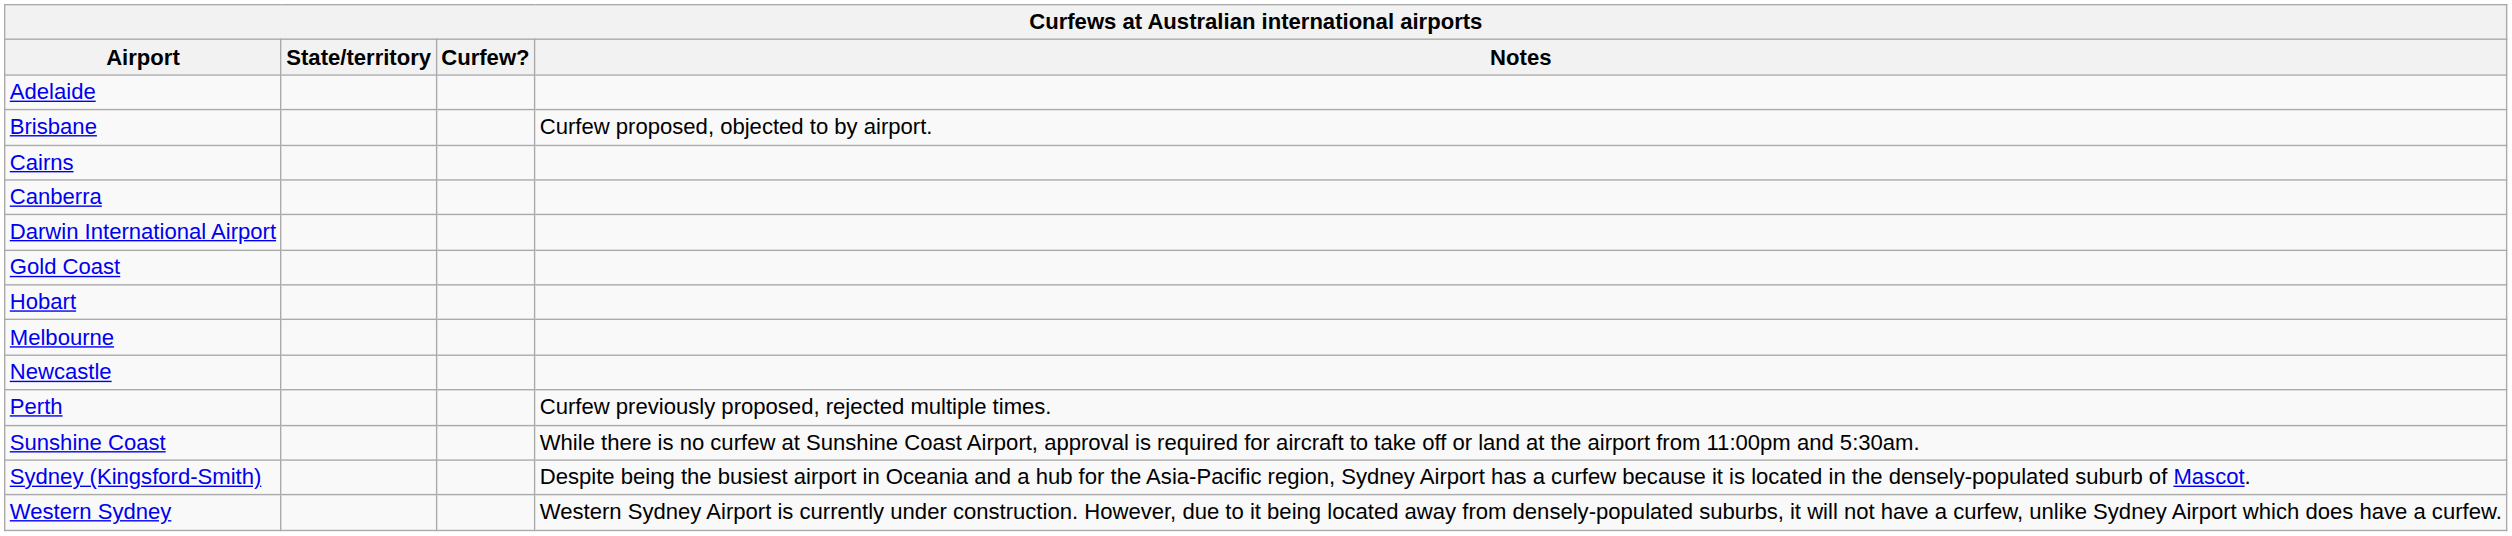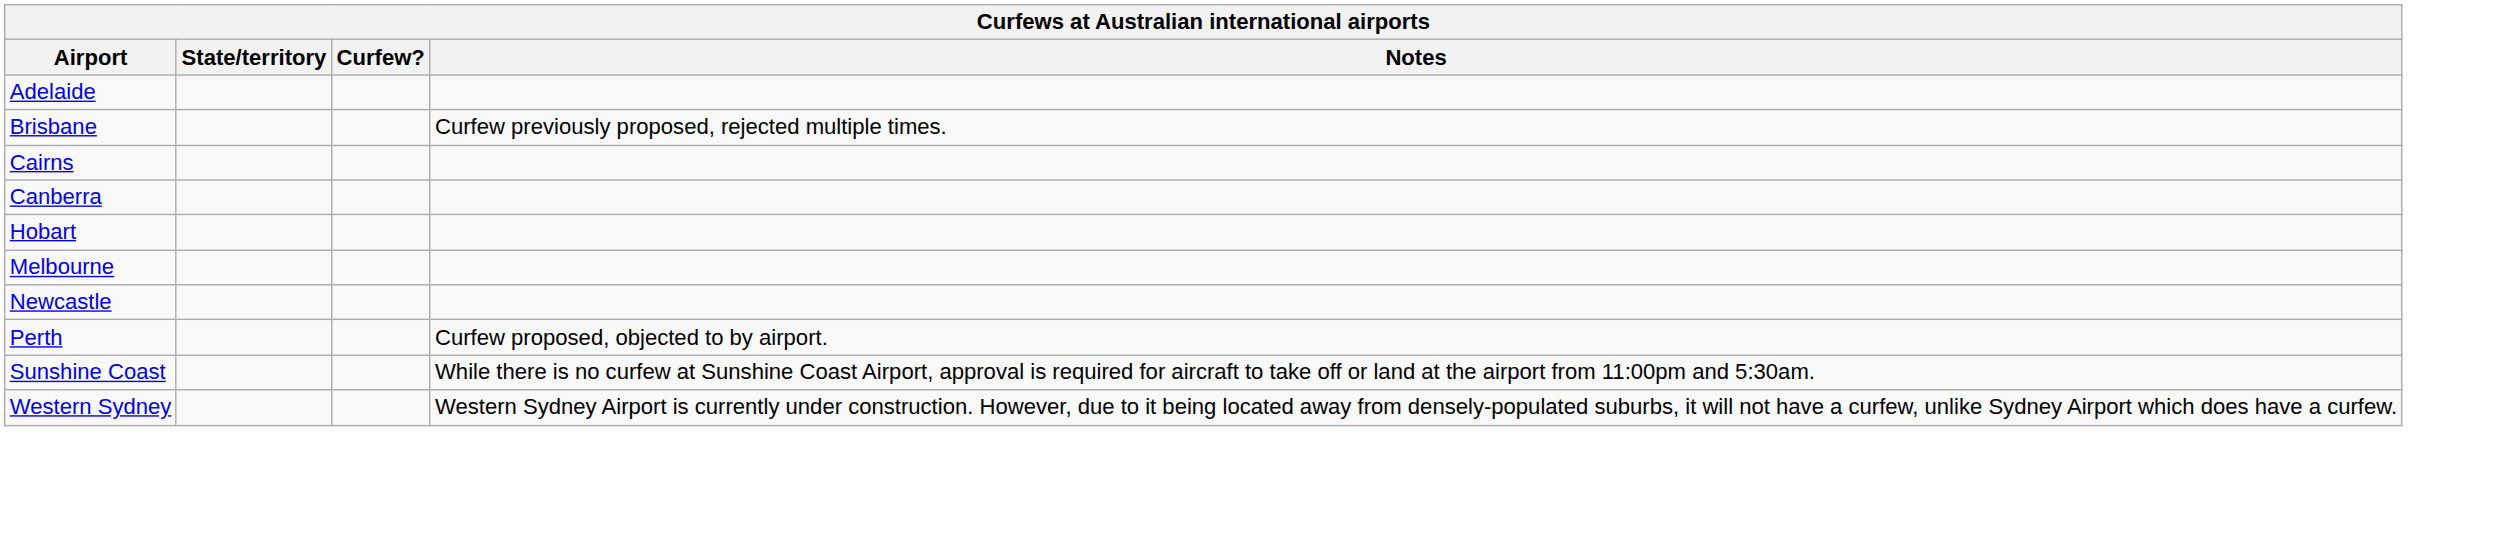(736, 127) Curfew proposed, objected to by airport. -> (691, 127) Curfew previously proposed, rejected multiple times.
- row: (143, 232)
- row: (65, 267)
(796, 407) Curfew previously proposed, rejected multiple times. -> (631, 337) Curfew proposed, objected to by airport.
- row: (136, 477)
